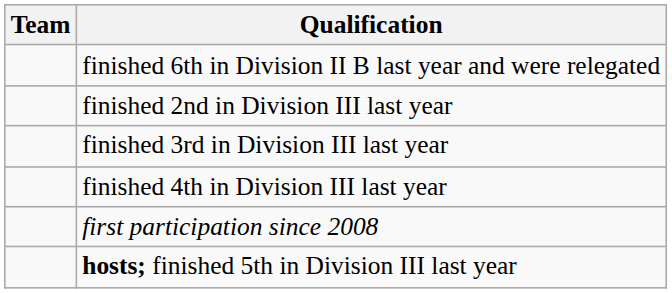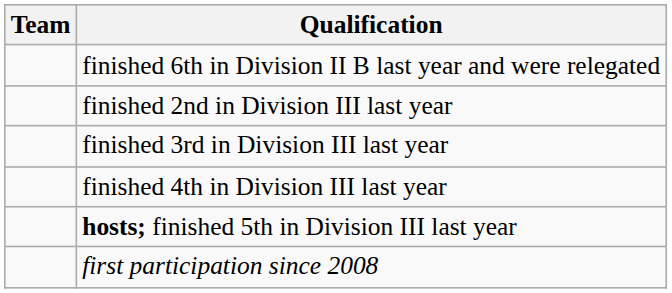rows swapped: (300, 266) <-> (230, 226)
